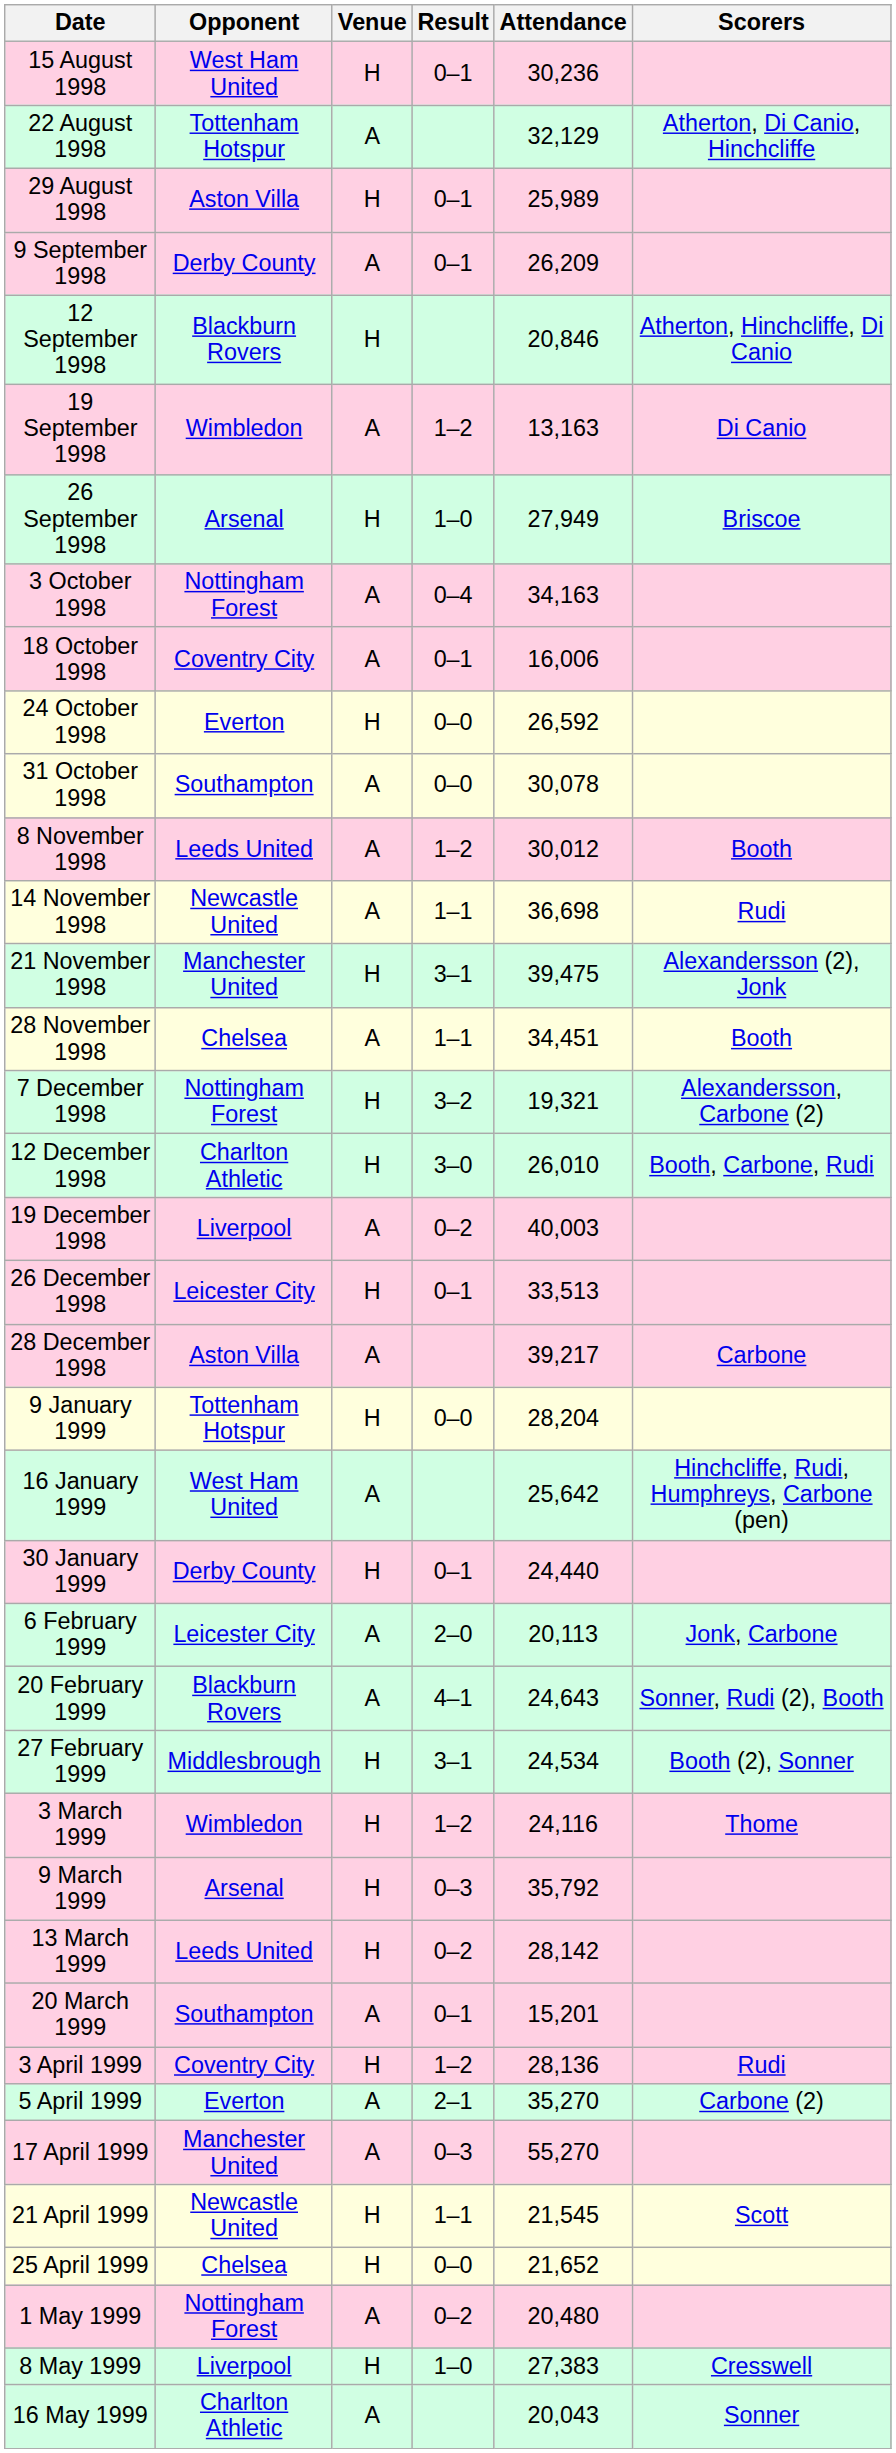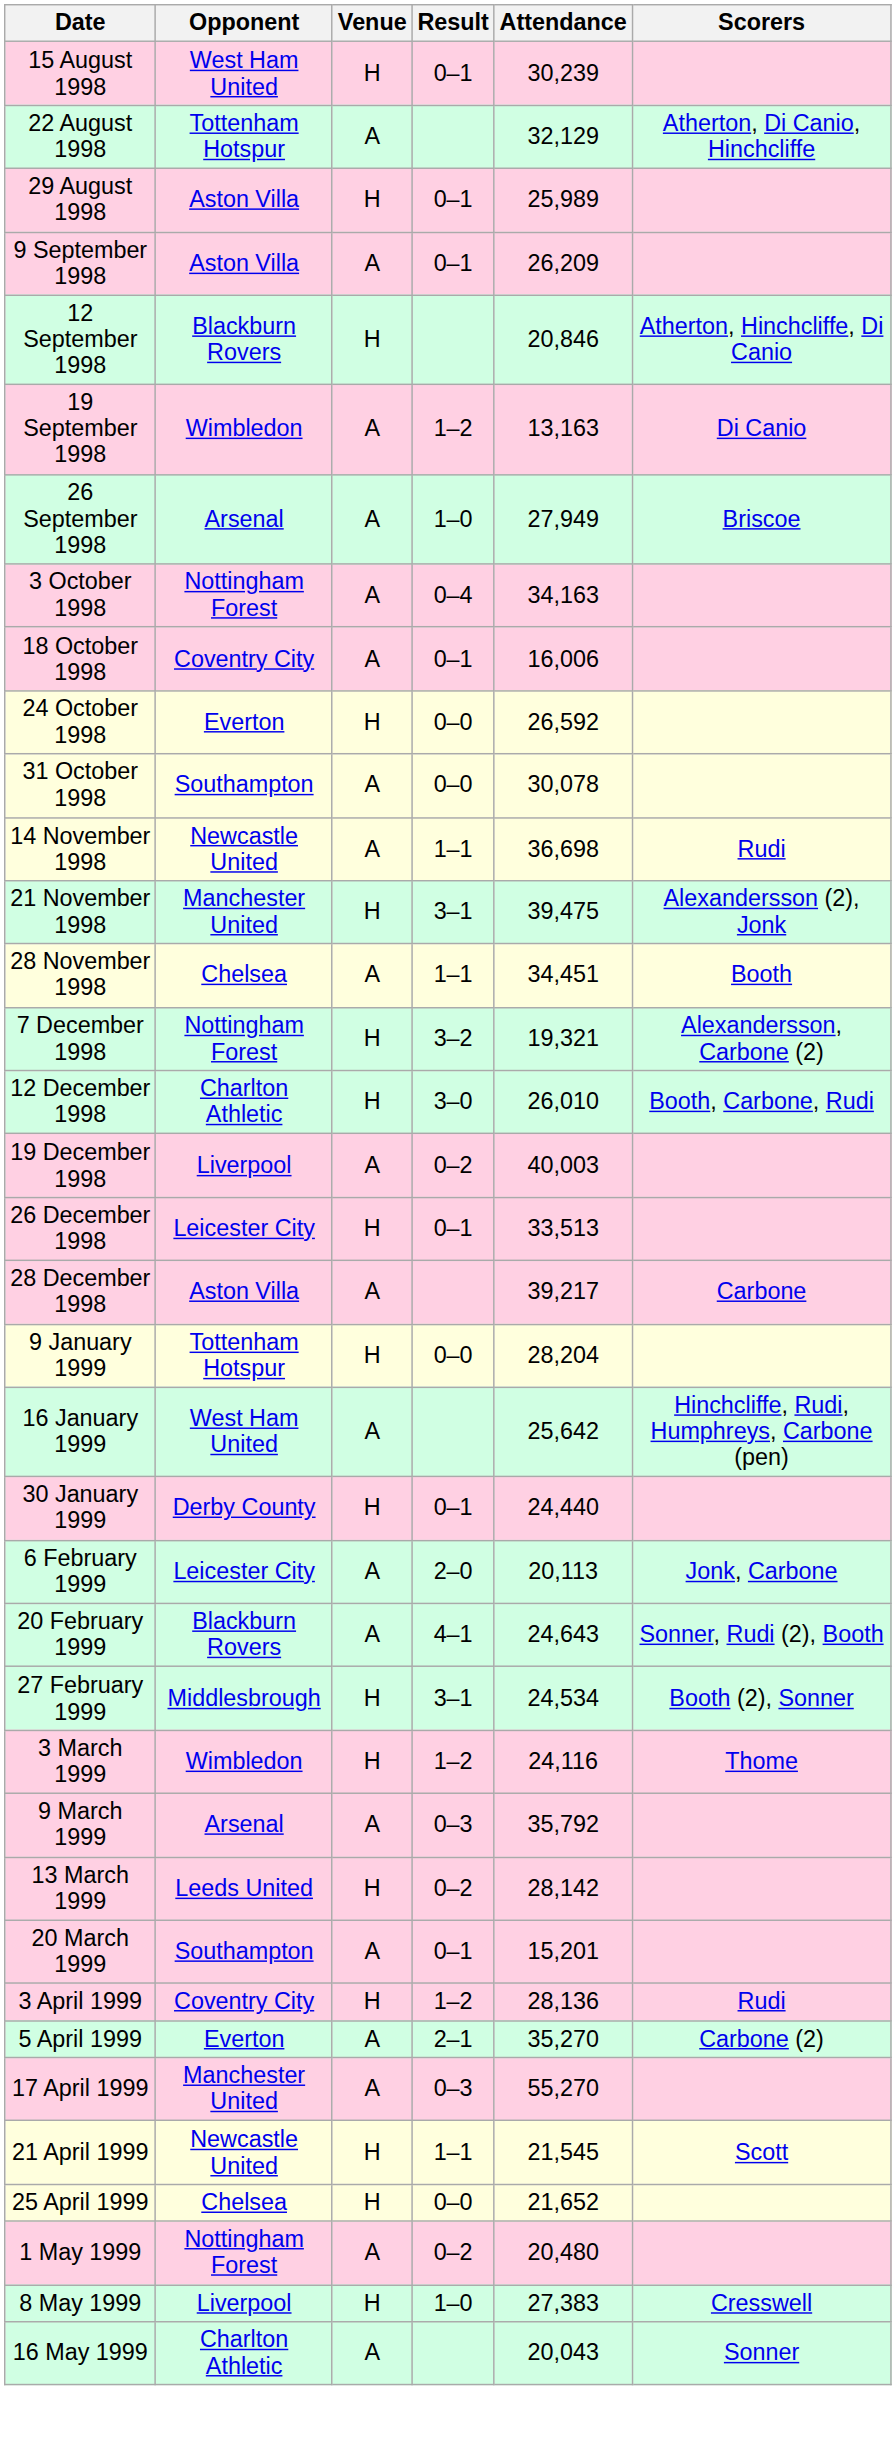(563, 73) 30,236 -> (563, 73) 30,239
(244, 263) Derby County -> (244, 263) Aston Villa
(372, 518) H -> (372, 518) A
- row: (80, 848)
(372, 1888) H -> (372, 1824) A
